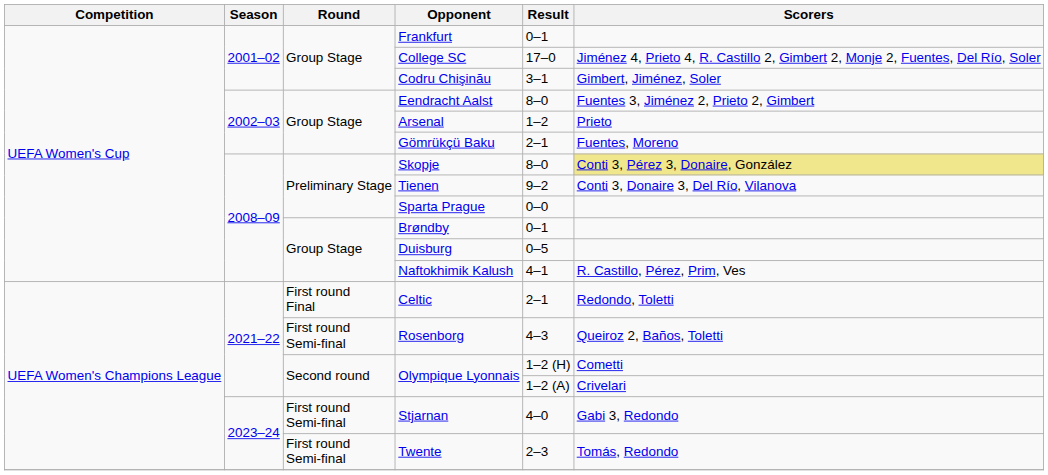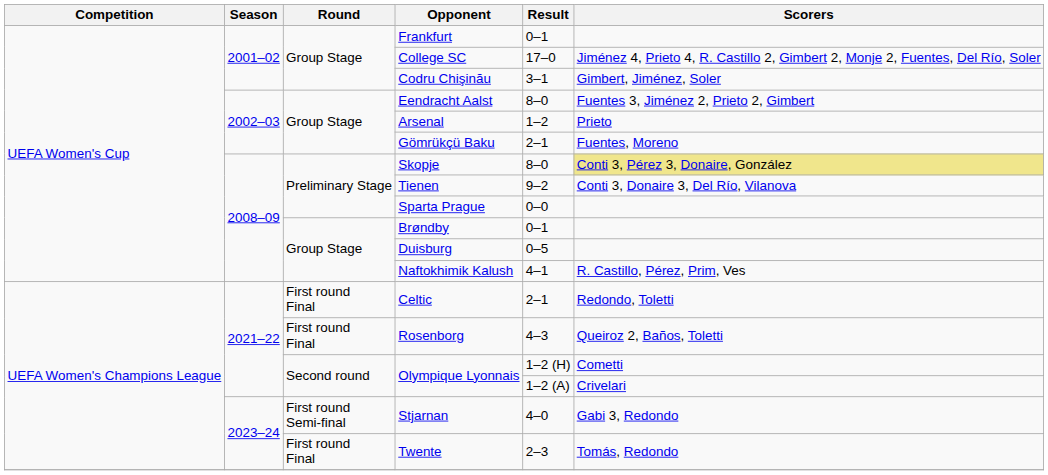(318, 336) First round Semi-final -> (318, 336) First round Final
(318, 451) First round Semi-final -> (318, 451) First round Final
